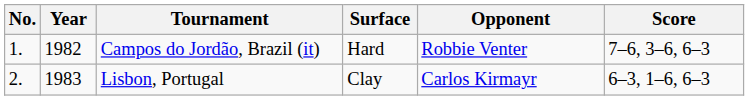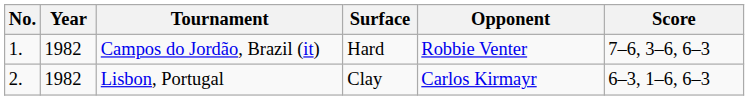(63, 78) 1983 -> (63, 78) 1982
